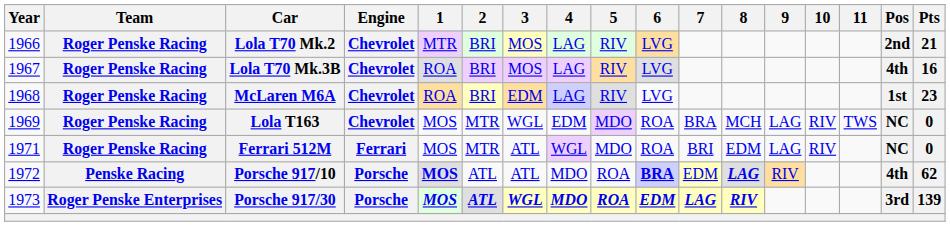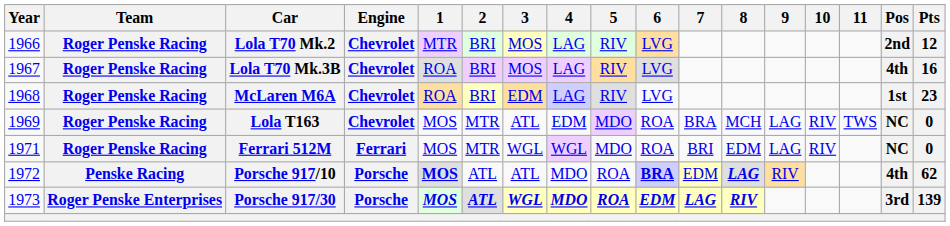(929, 44) 21 -> (929, 44) 12
(525, 122) WGL -> (525, 122) ATL
(525, 148) ATL -> (525, 148) WGL
